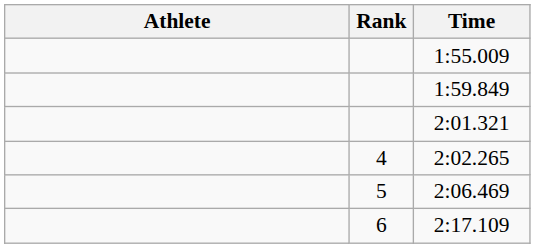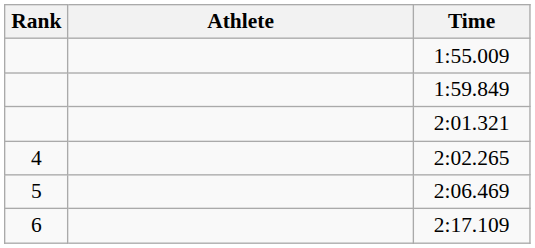columns swapped: (381, 21) <-> (177, 21)
